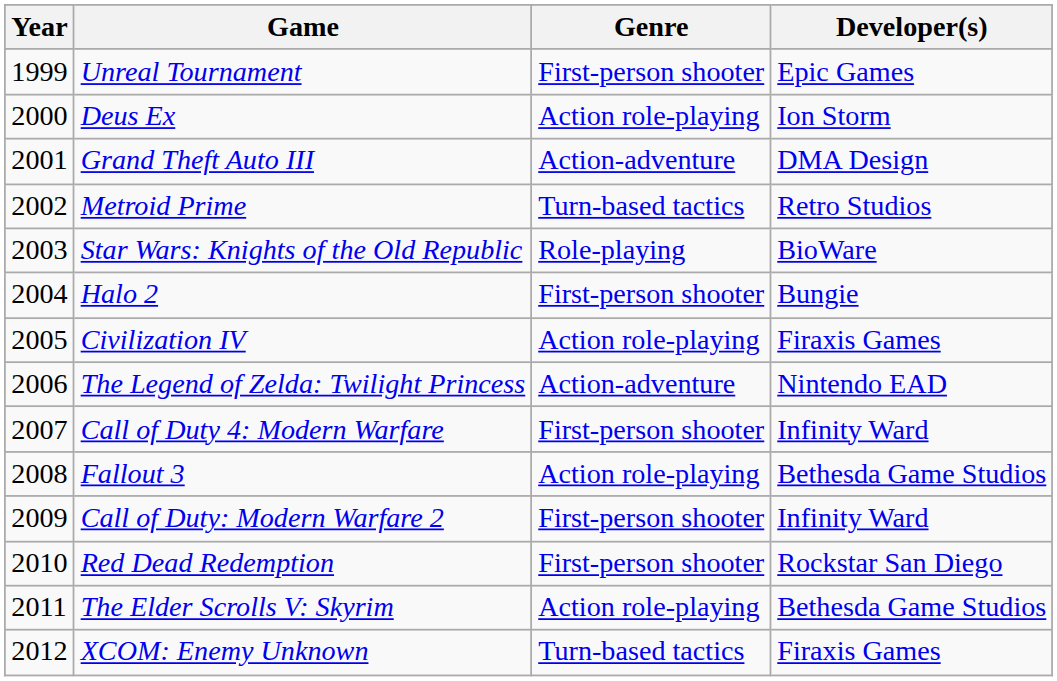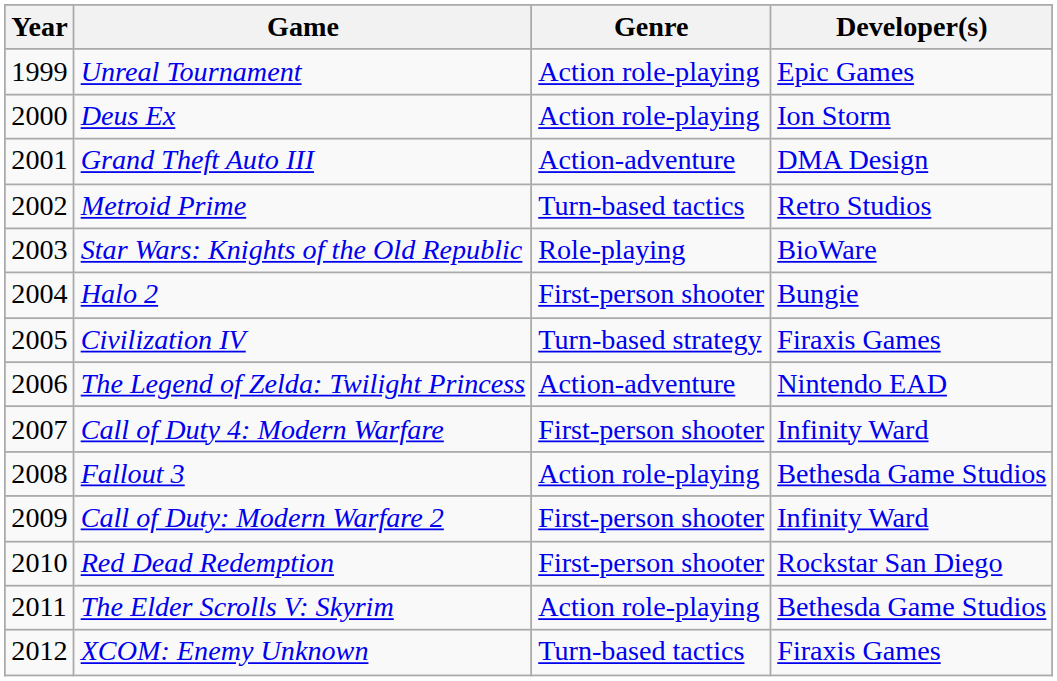(651, 71) First-person shooter -> (649, 71) Action role-playing
(649, 339) Action role-playing -> (650, 339) Turn-based strategy
